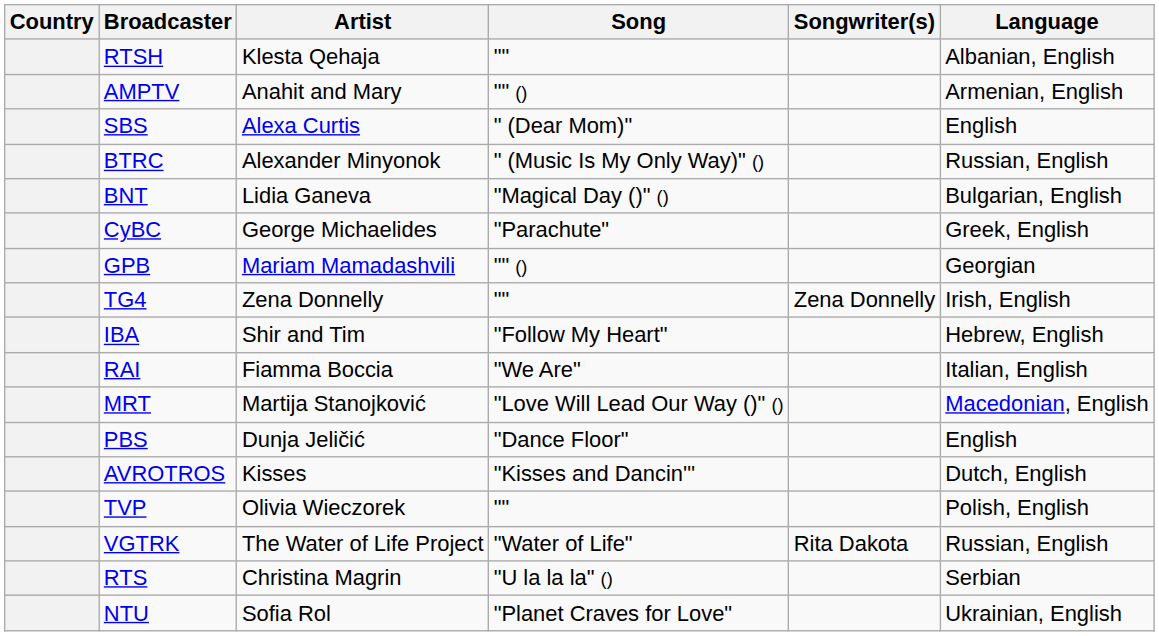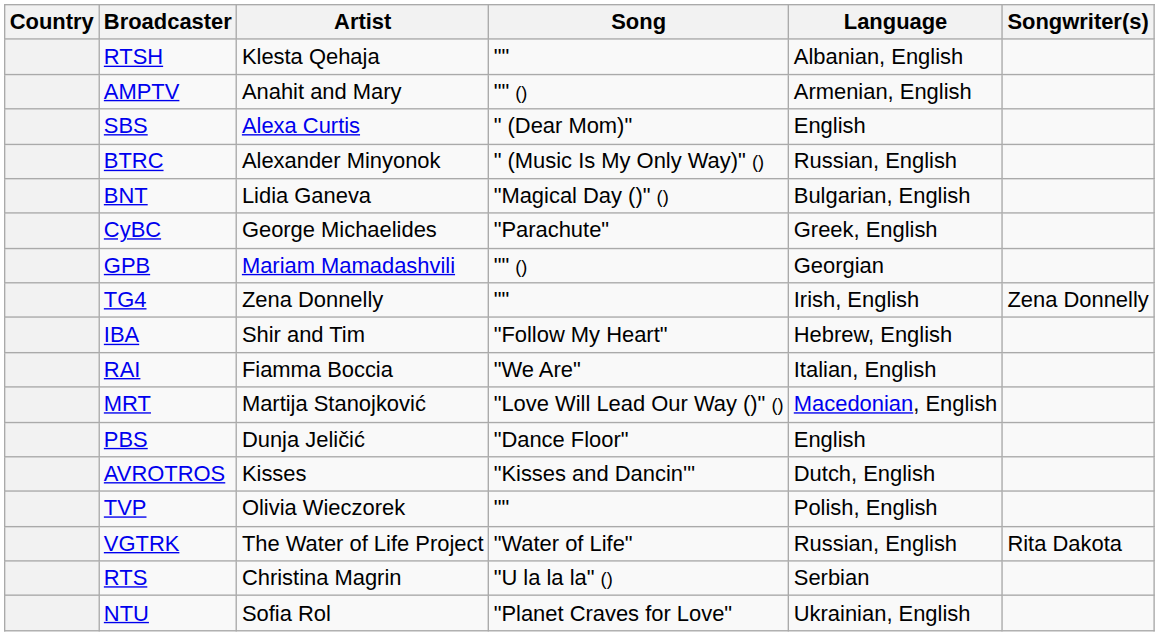columns swapped: (1047, 21) <-> (864, 21)
